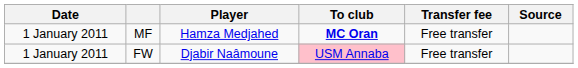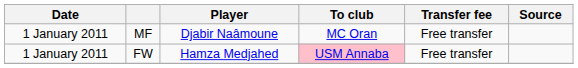(229, 34) Hamza Medjahed -> (229, 34) Djabir Naâmoune
(352, 34) bold -> (352, 34) normal
(229, 53) Djabir Naâmoune -> (229, 53) Hamza Medjahed
